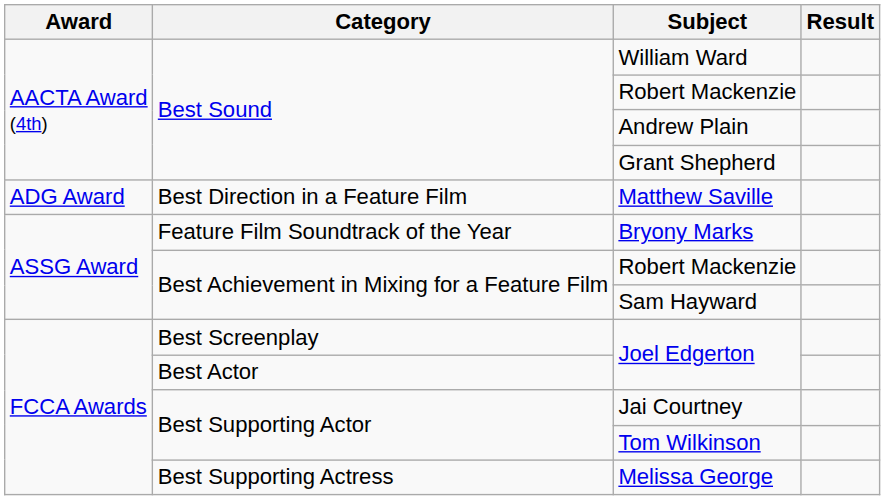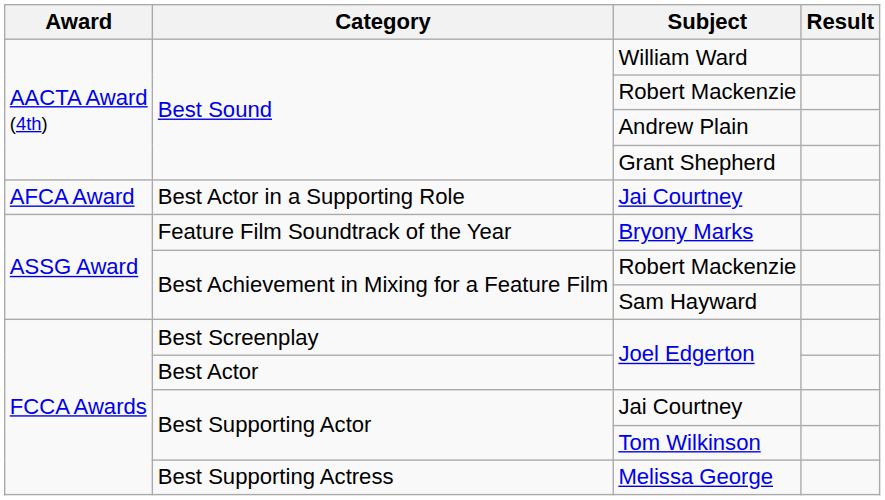- row: (312, 197)
+ row: (311, 197)
